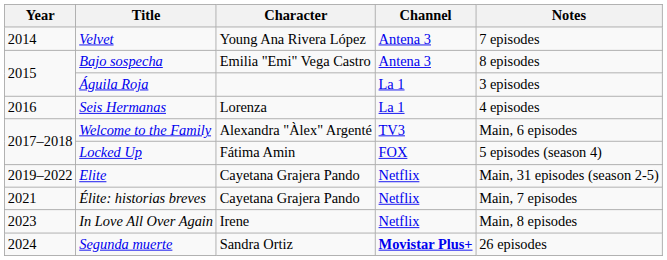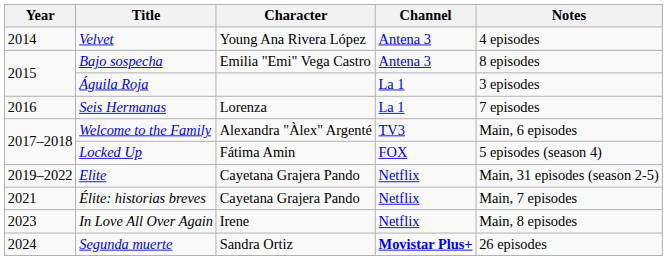(509, 38) 7 episodes -> (509, 38) 4 episodes
(509, 107) 4 episodes -> (509, 107) 7 episodes
